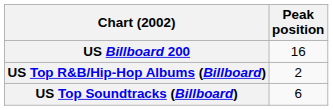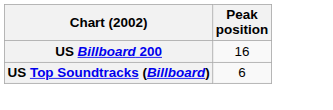- row: (137, 72)
